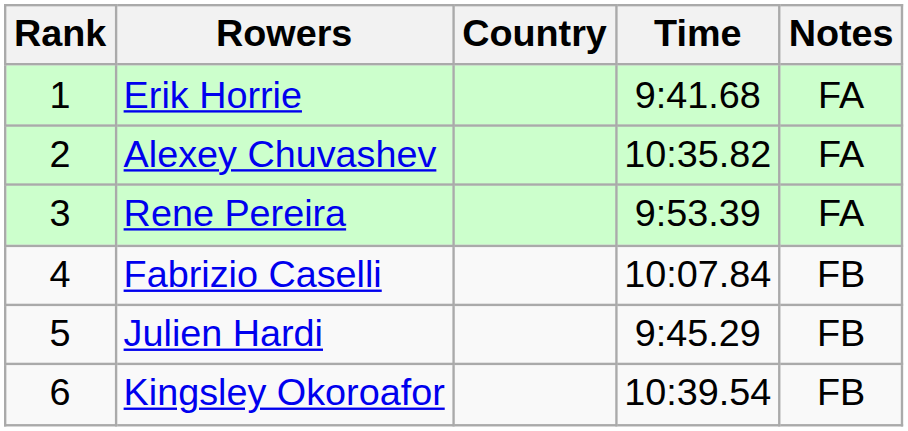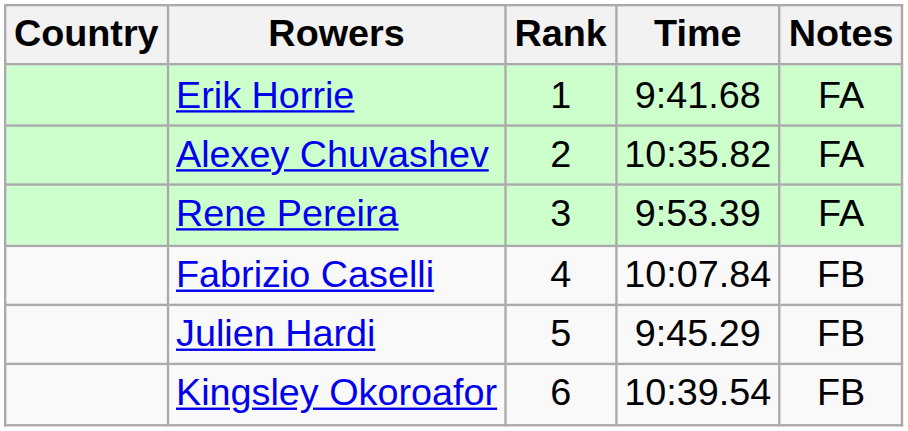columns swapped: (60, 34) <-> (535, 34)
